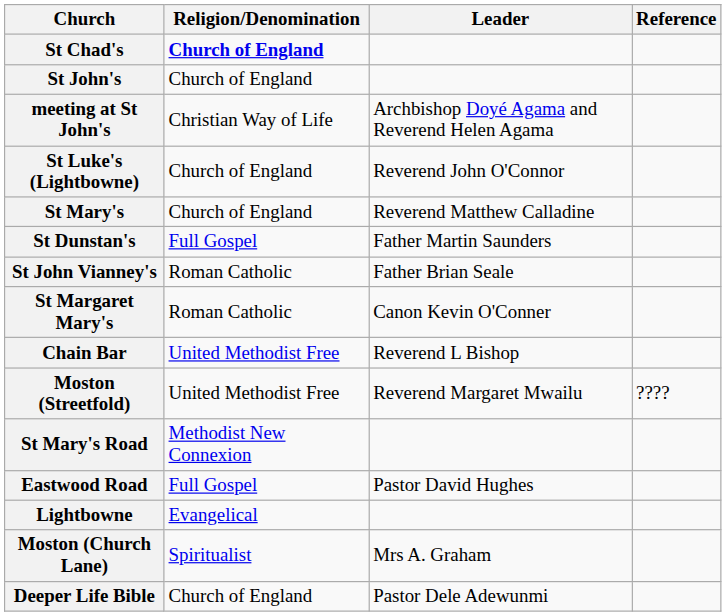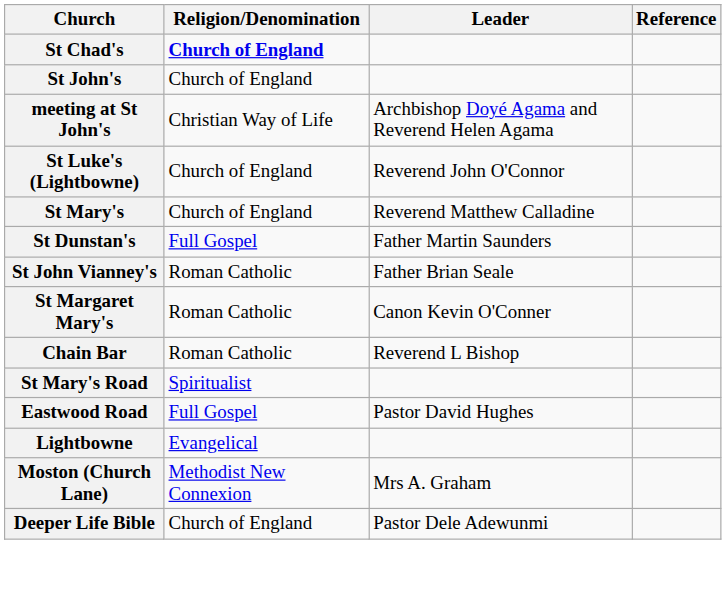(254, 352) United Methodist Free -> (230, 352) Roman Catholic
- row: (84, 393)
(227, 444) Methodist New Connexion -> (210, 382) Spiritualist
(210, 555) Spiritualist -> (227, 483) Methodist New Connexion
